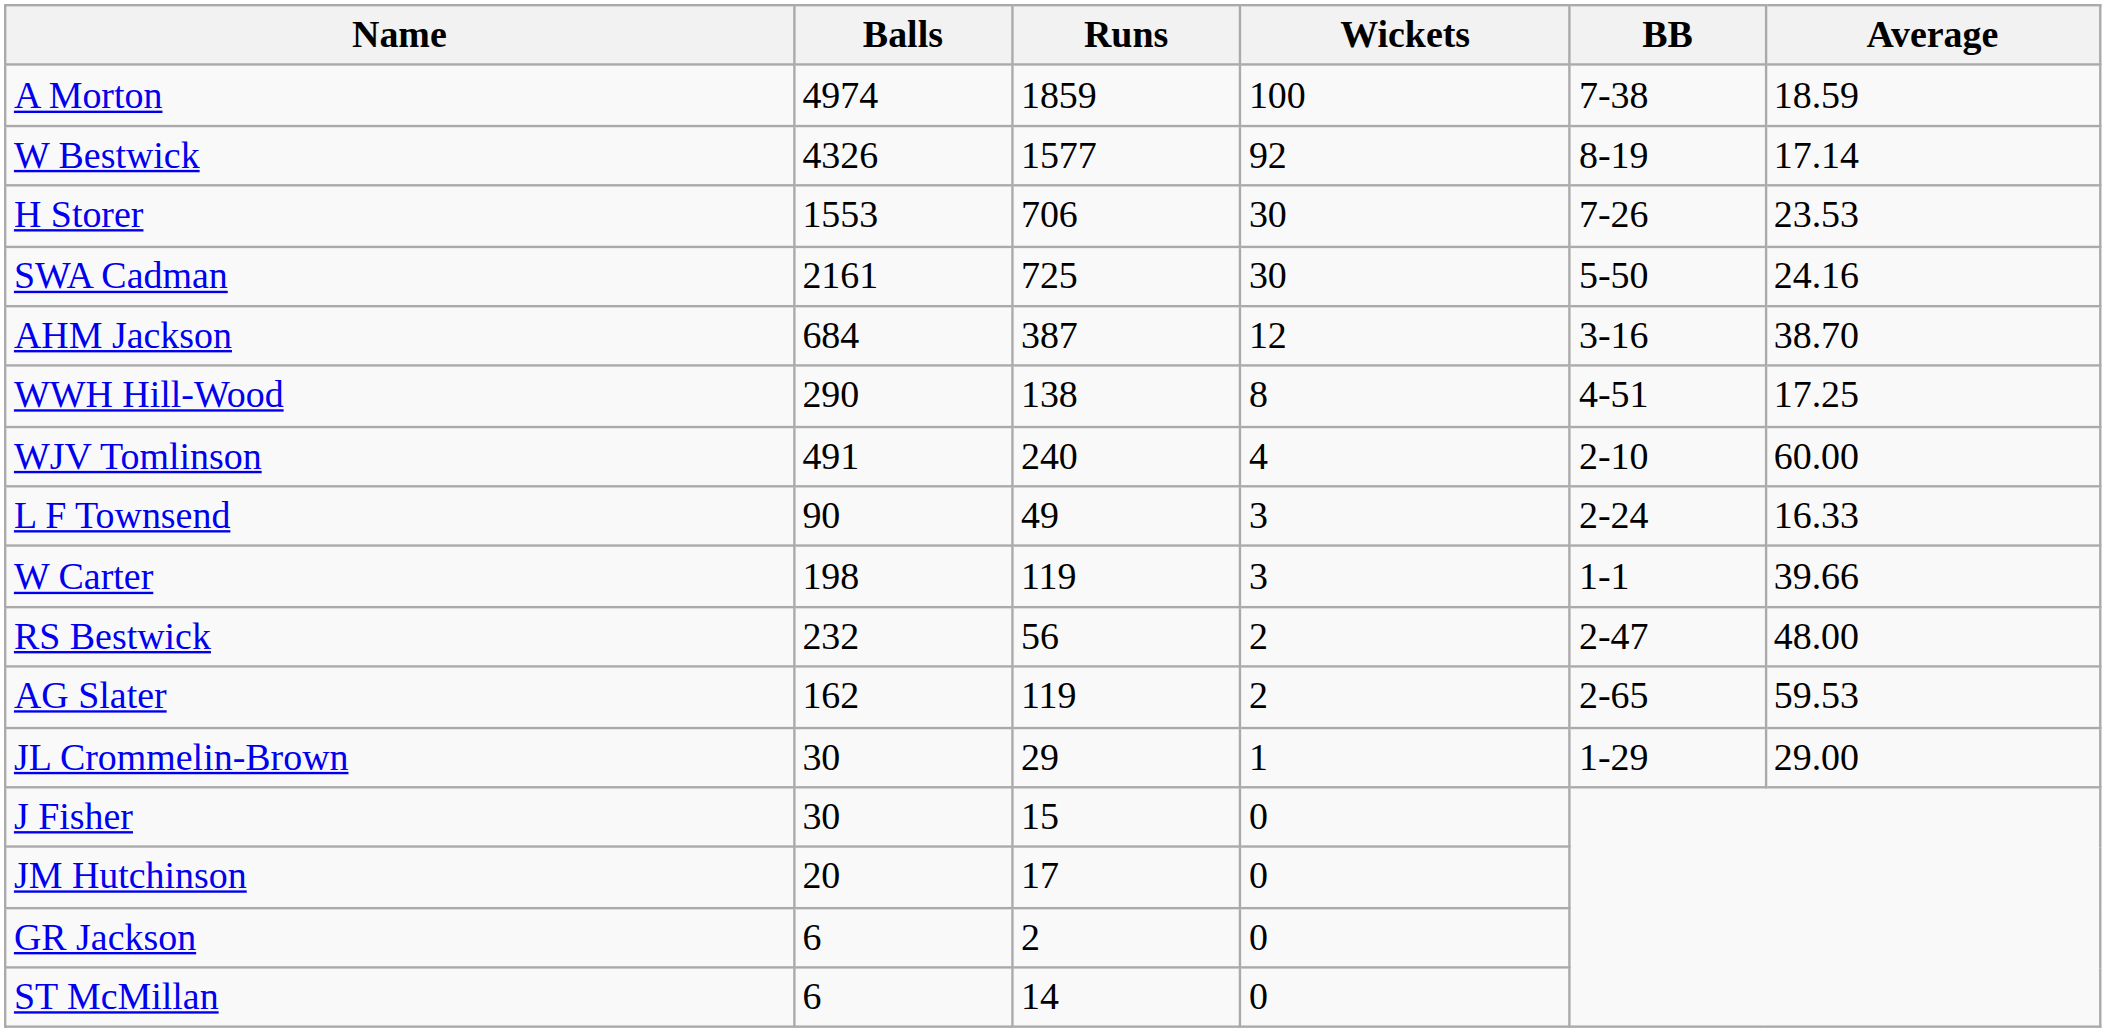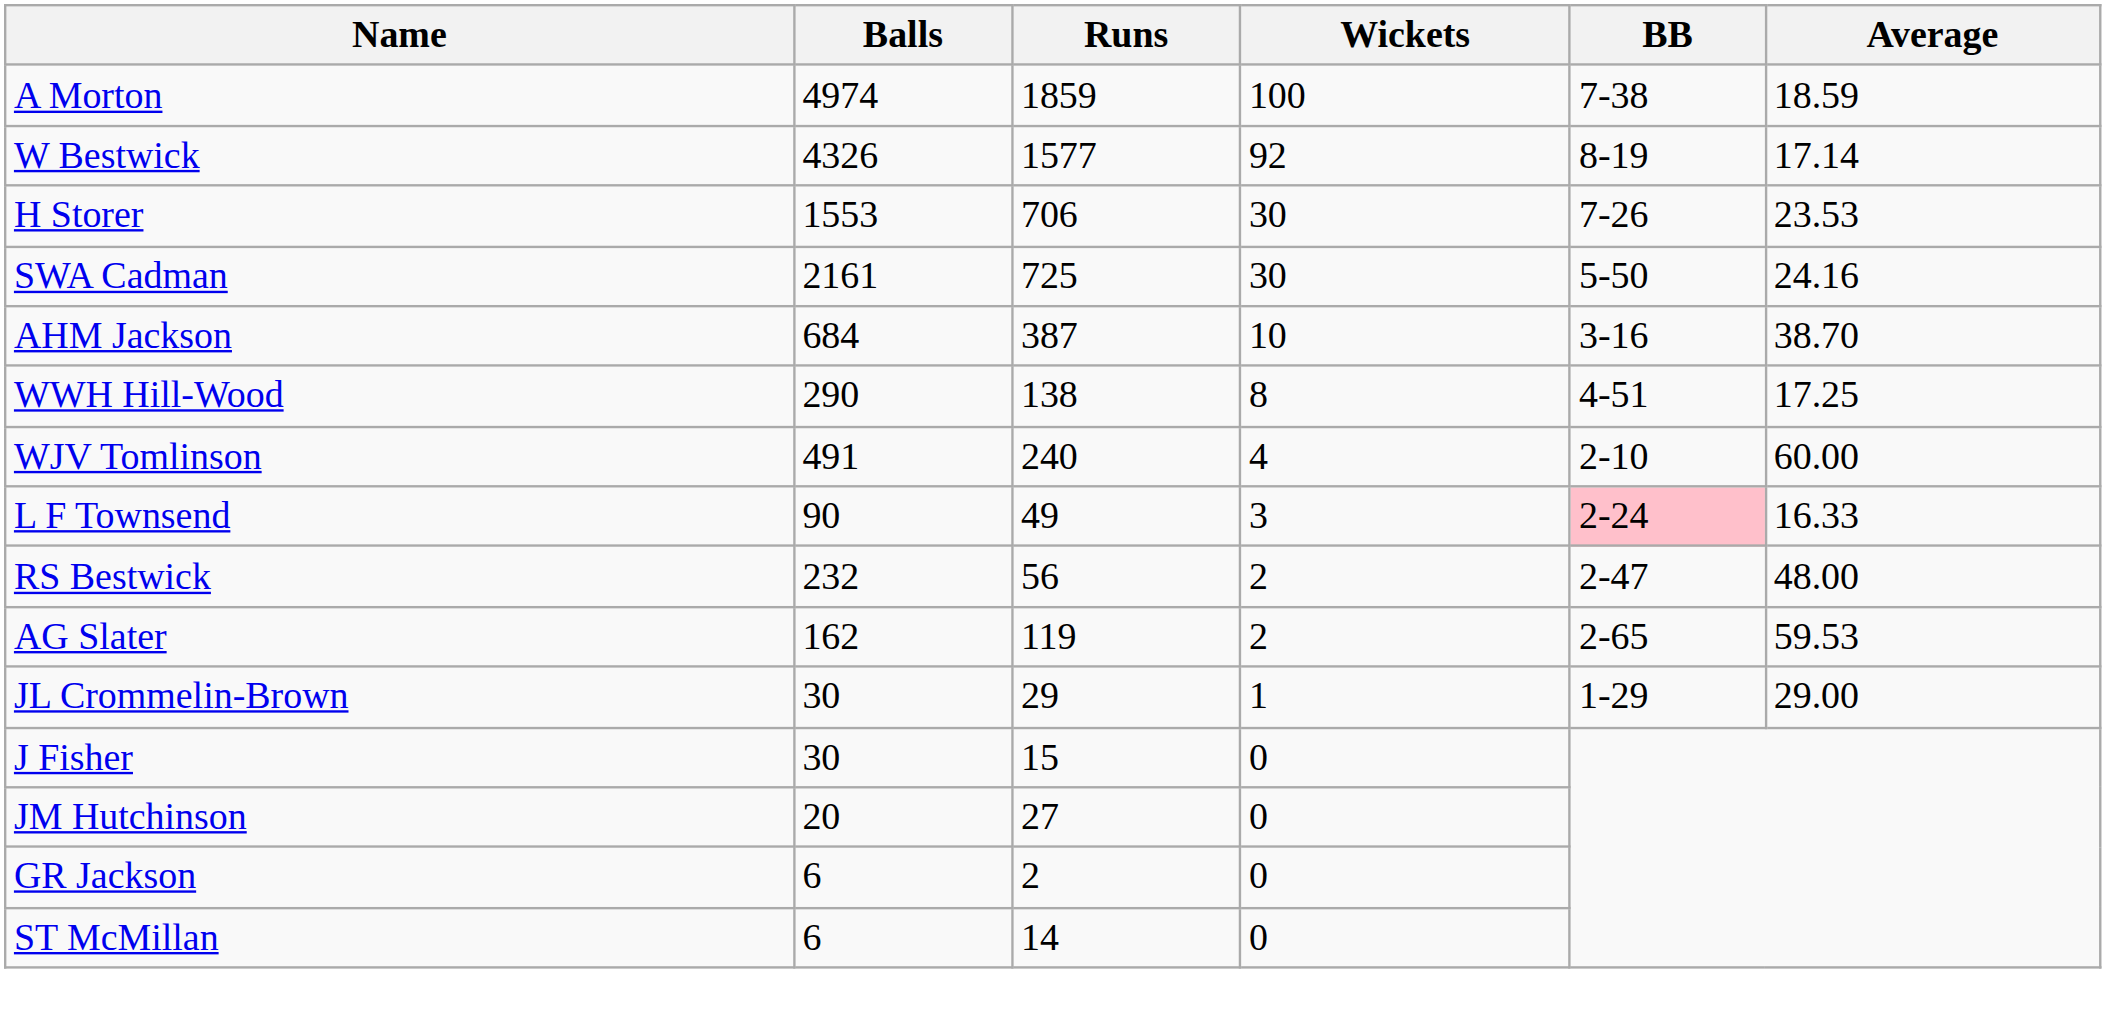(1268, 335) 12 -> (1268, 335) 10
(1614, 515) no background -> (1614, 515) pink background
- row: (84, 575)
(1040, 876) 17 -> (1040, 816) 27
